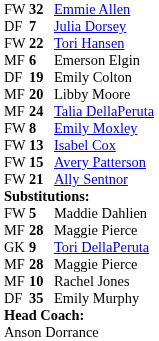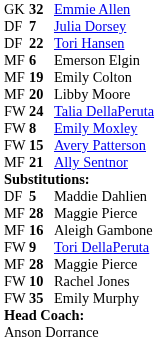(15, 9) FW -> (14, 9) GK
(15, 43) FW -> (13, 43) DF
(13, 77) DF -> (14, 77) MF
(14, 111) MF -> (15, 111) FW
- row: (36, 145)
(15, 179) FW -> (14, 162) MF
(15, 213) FW -> (13, 196) DF
+ row: (36, 230)
(14, 247) GK -> (15, 247) FW
(14, 281) MF -> (15, 281) FW
(13, 298) DF -> (15, 298) FW
